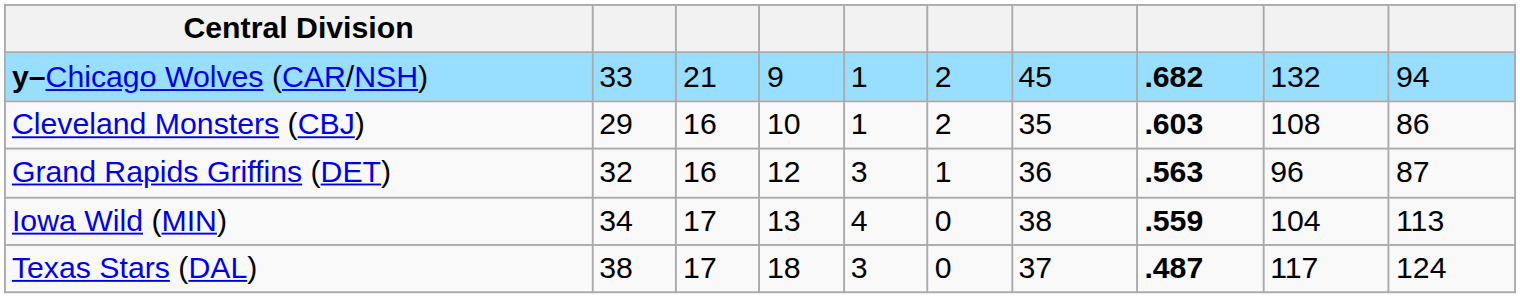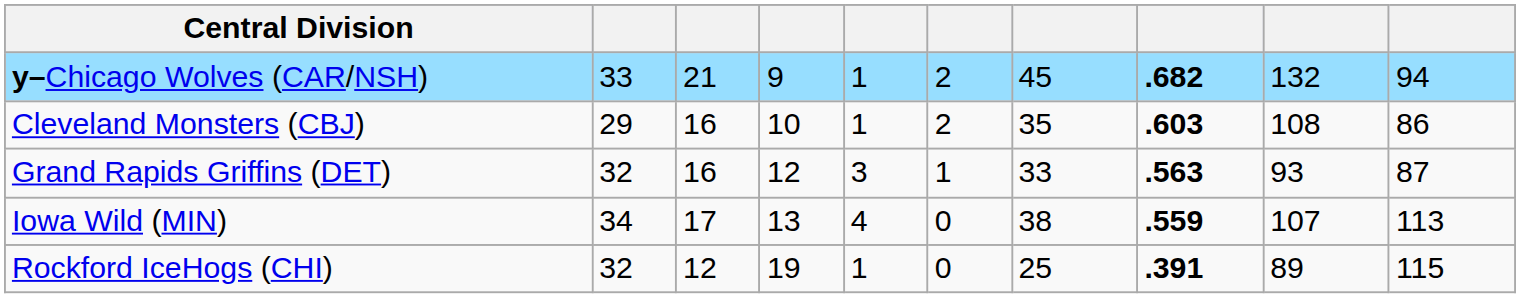(1035, 172) 36 -> (1035, 172) 33
(1287, 172) 96 -> (1287, 172) 93
(1295, 220) 104 -> (1295, 220) 107
- row: (135, 268)
+ row: (172, 268)
